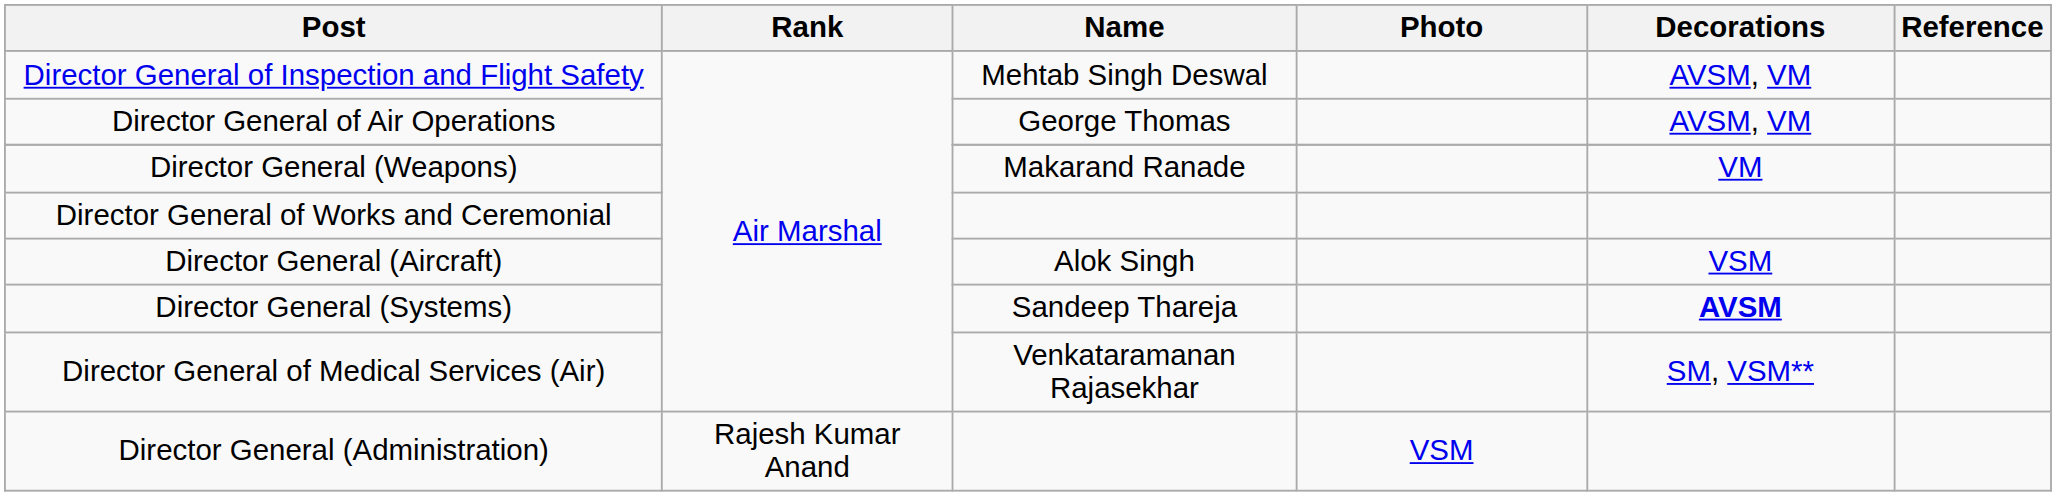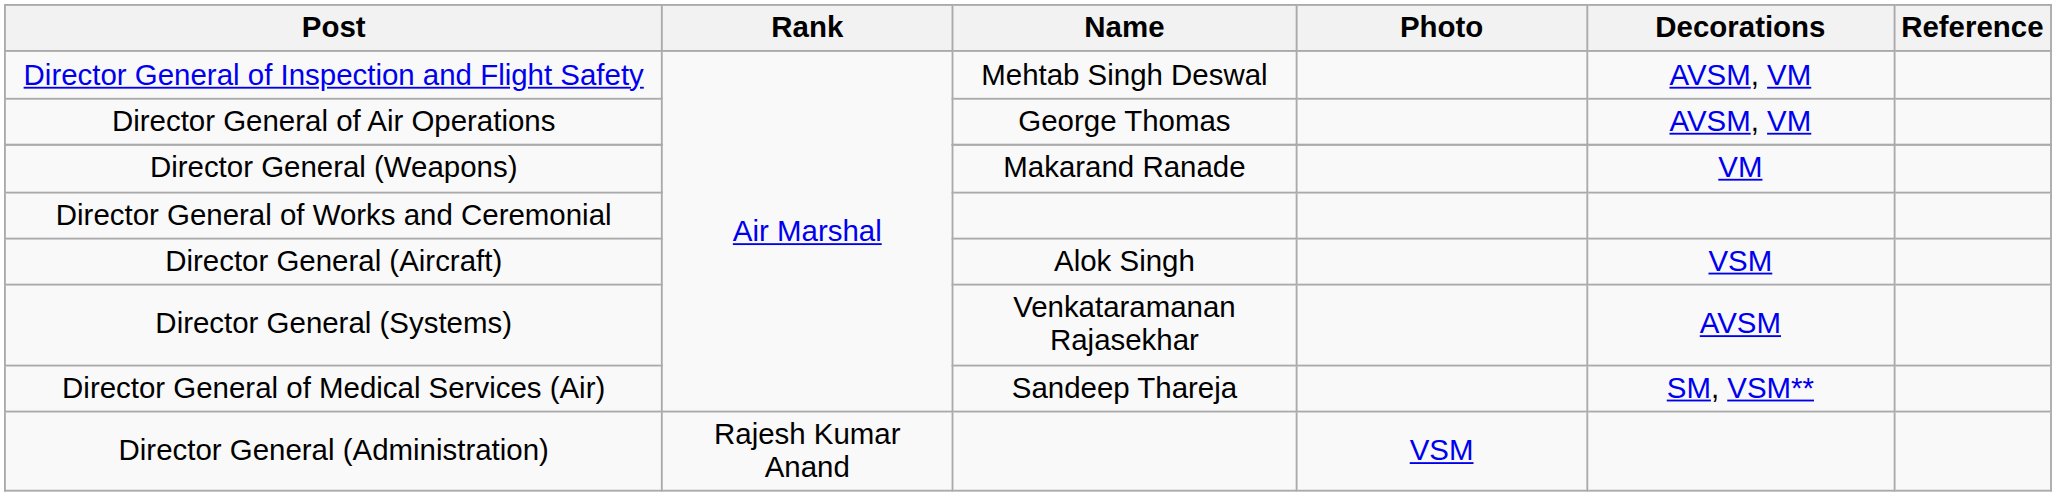(1124, 307) Sandeep Thareja -> (1124, 324) Venkataramanan Rajasekhar
(1740, 307) bold -> (1740, 324) normal
(1124, 371) Venkataramanan Rajasekhar -> (1124, 387) Sandeep Thareja
